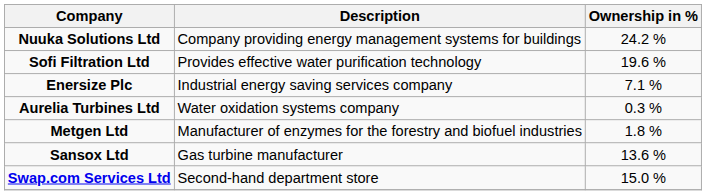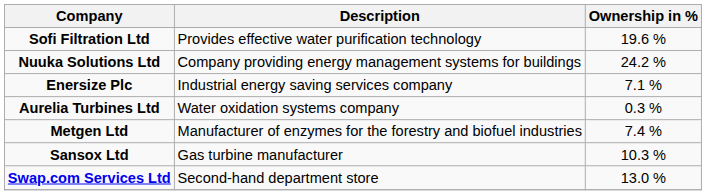rows swapped: (89, 39) <-> (89, 62)
(643, 132) 1.8 % -> (643, 132) 7.4 %
(643, 155) 13.6 % -> (643, 155) 10.3 %
(643, 178) 15.0 % -> (643, 178) 13.0 %
